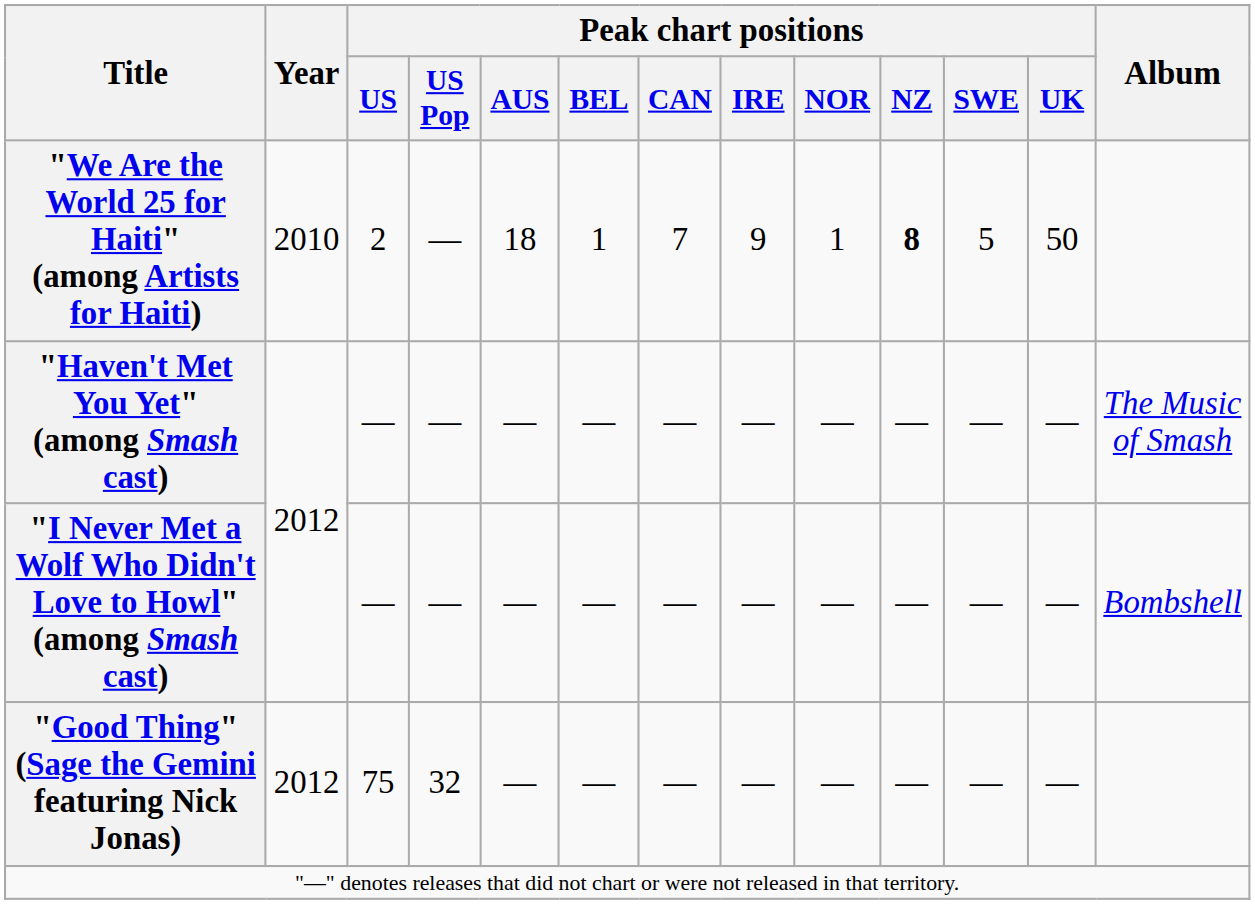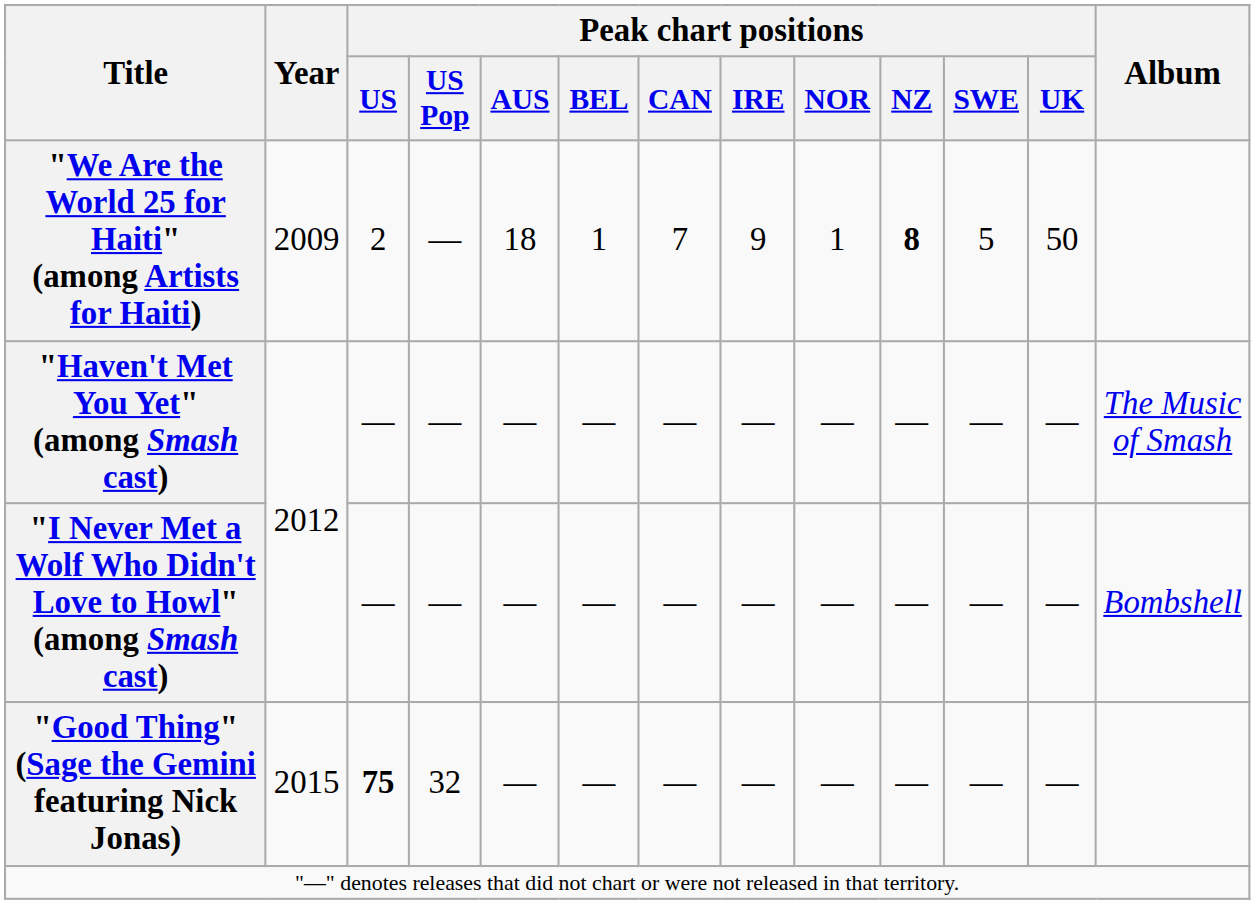(307, 239) 2010 -> (307, 239) 2009
(307, 783) 2012 -> (307, 783) 2015
(378, 783) normal -> (378, 783) bold
